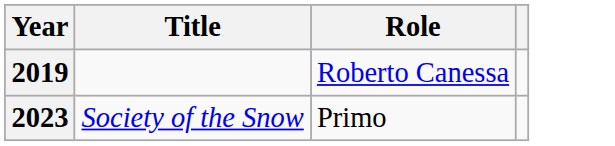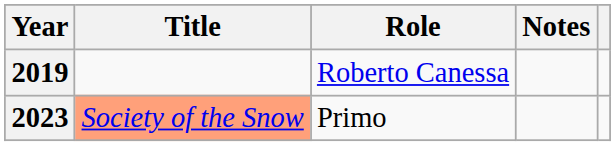+ column: (556, 27)
(193, 117) no background -> (193, 117) lightsalmon background
